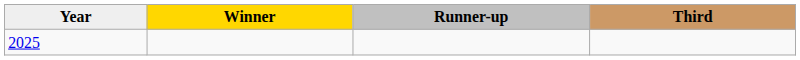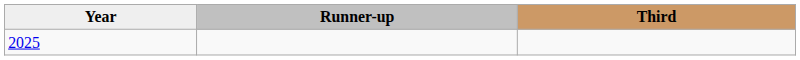- column: (250, 17)
